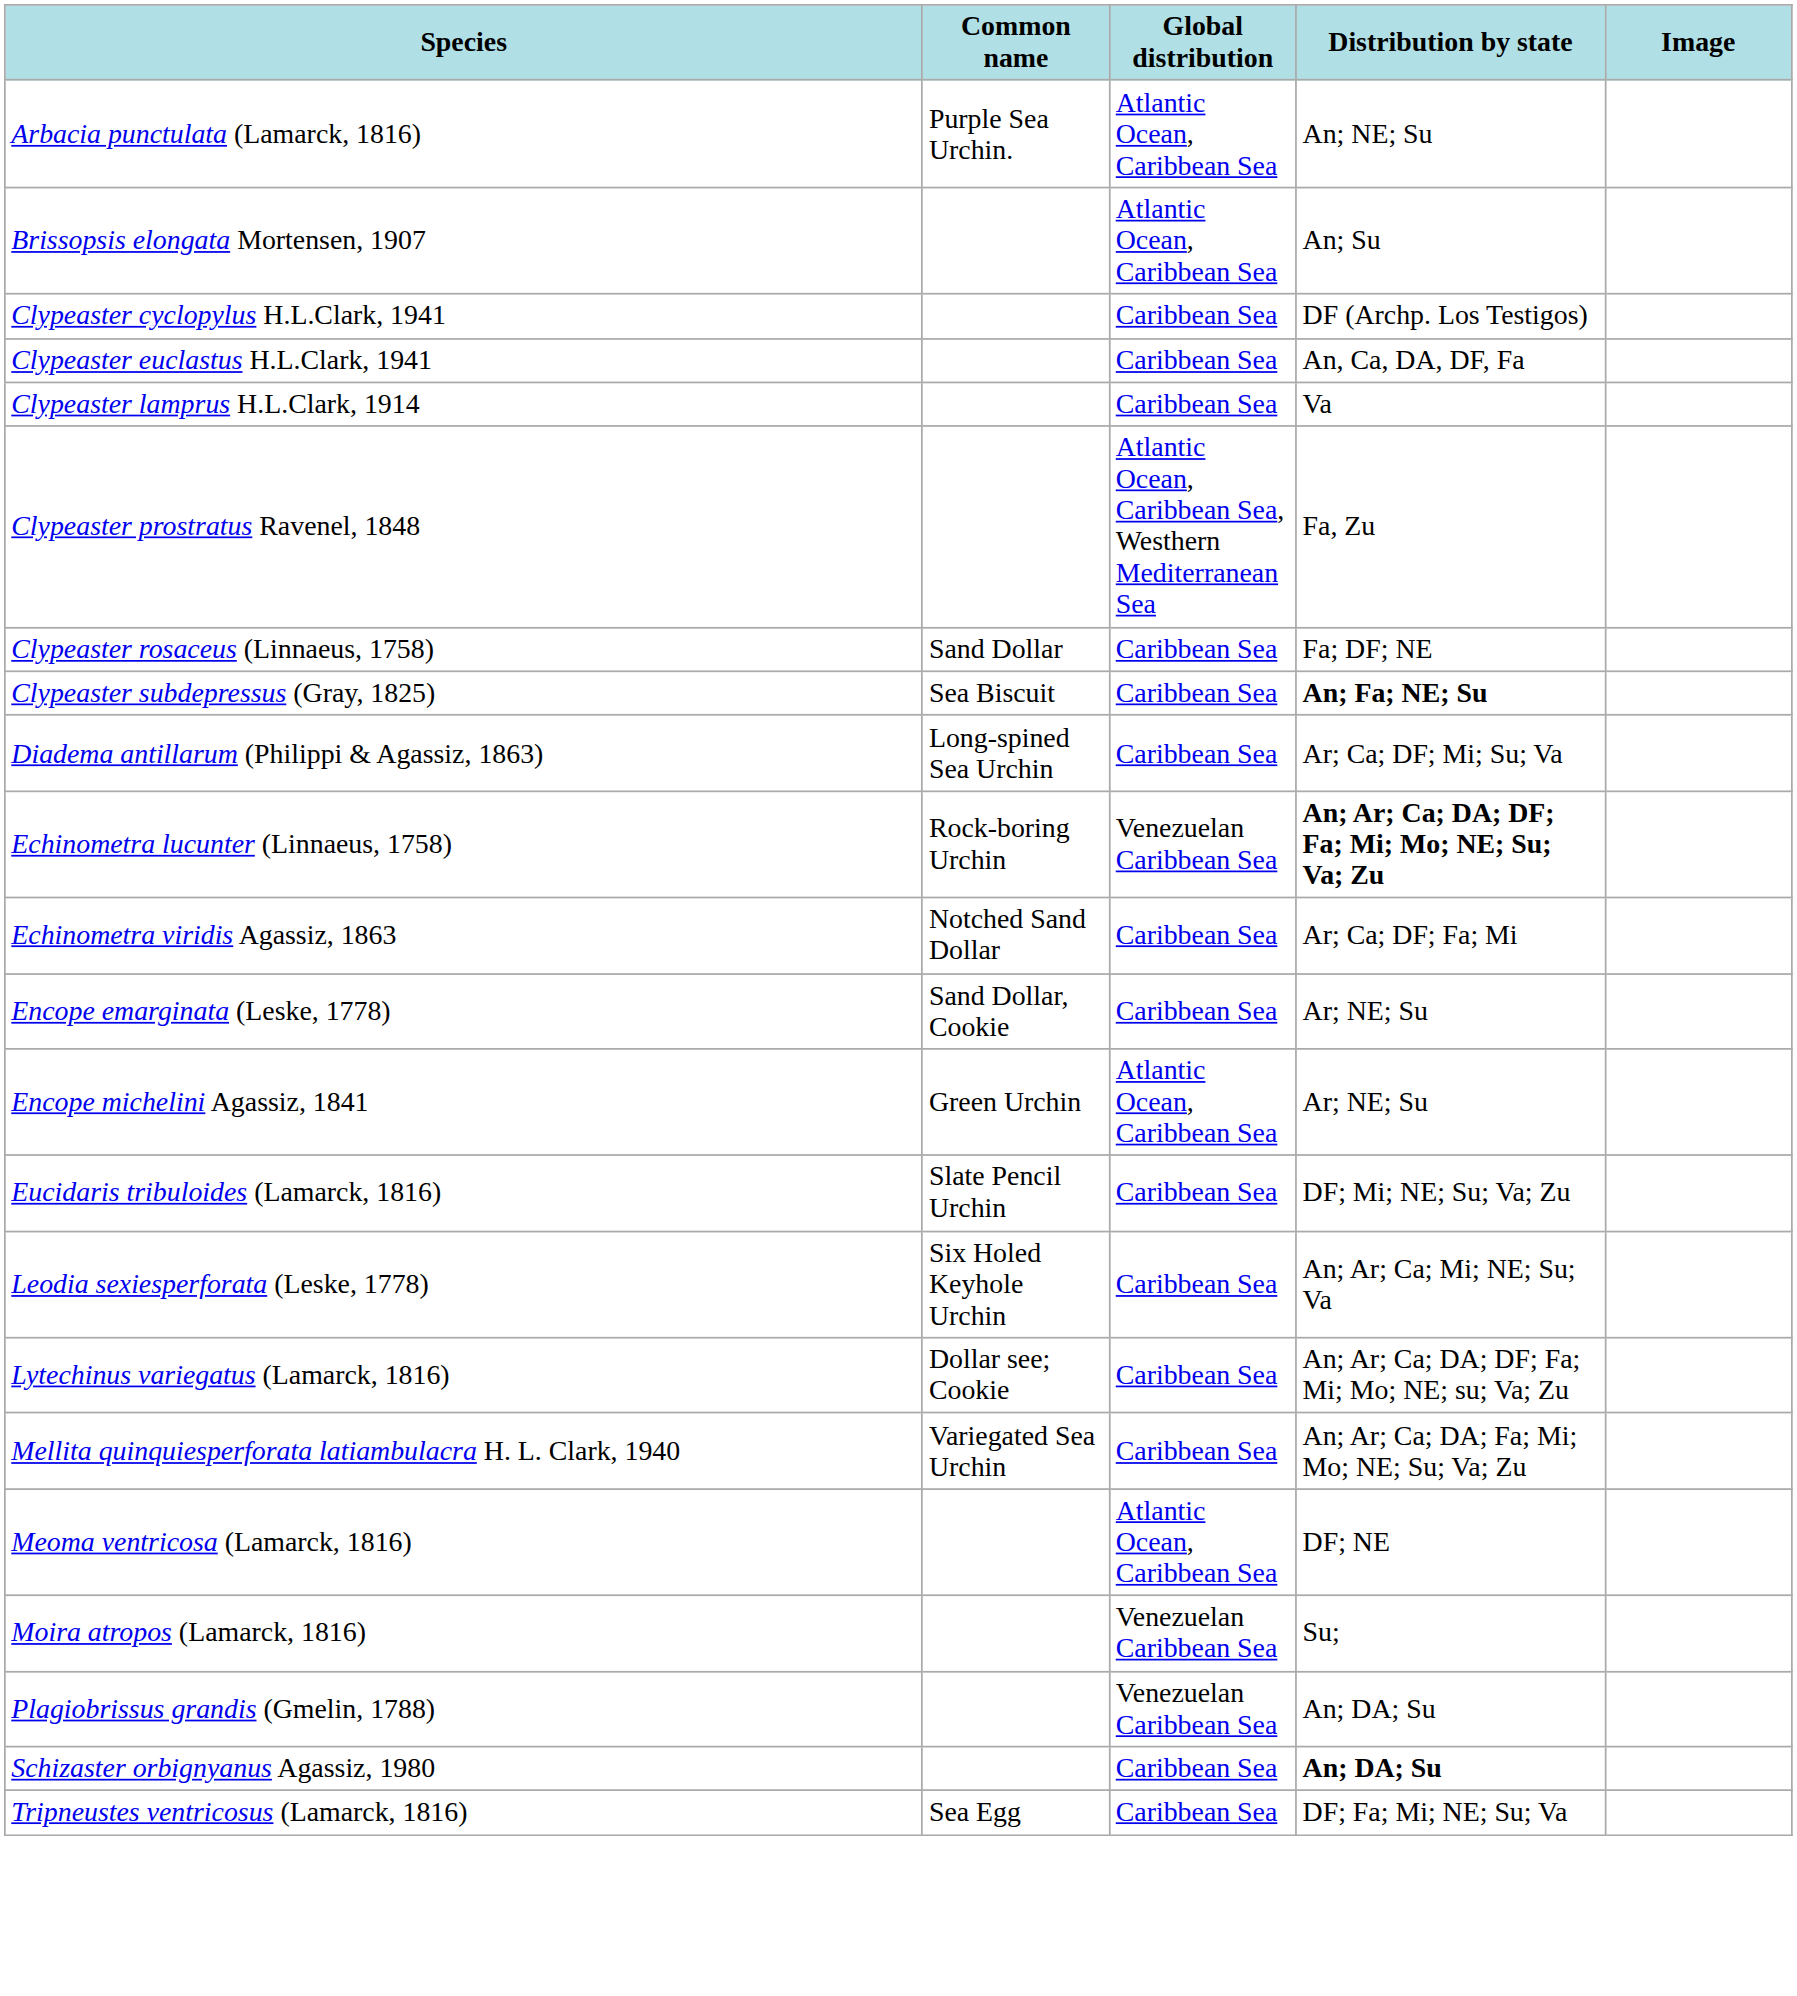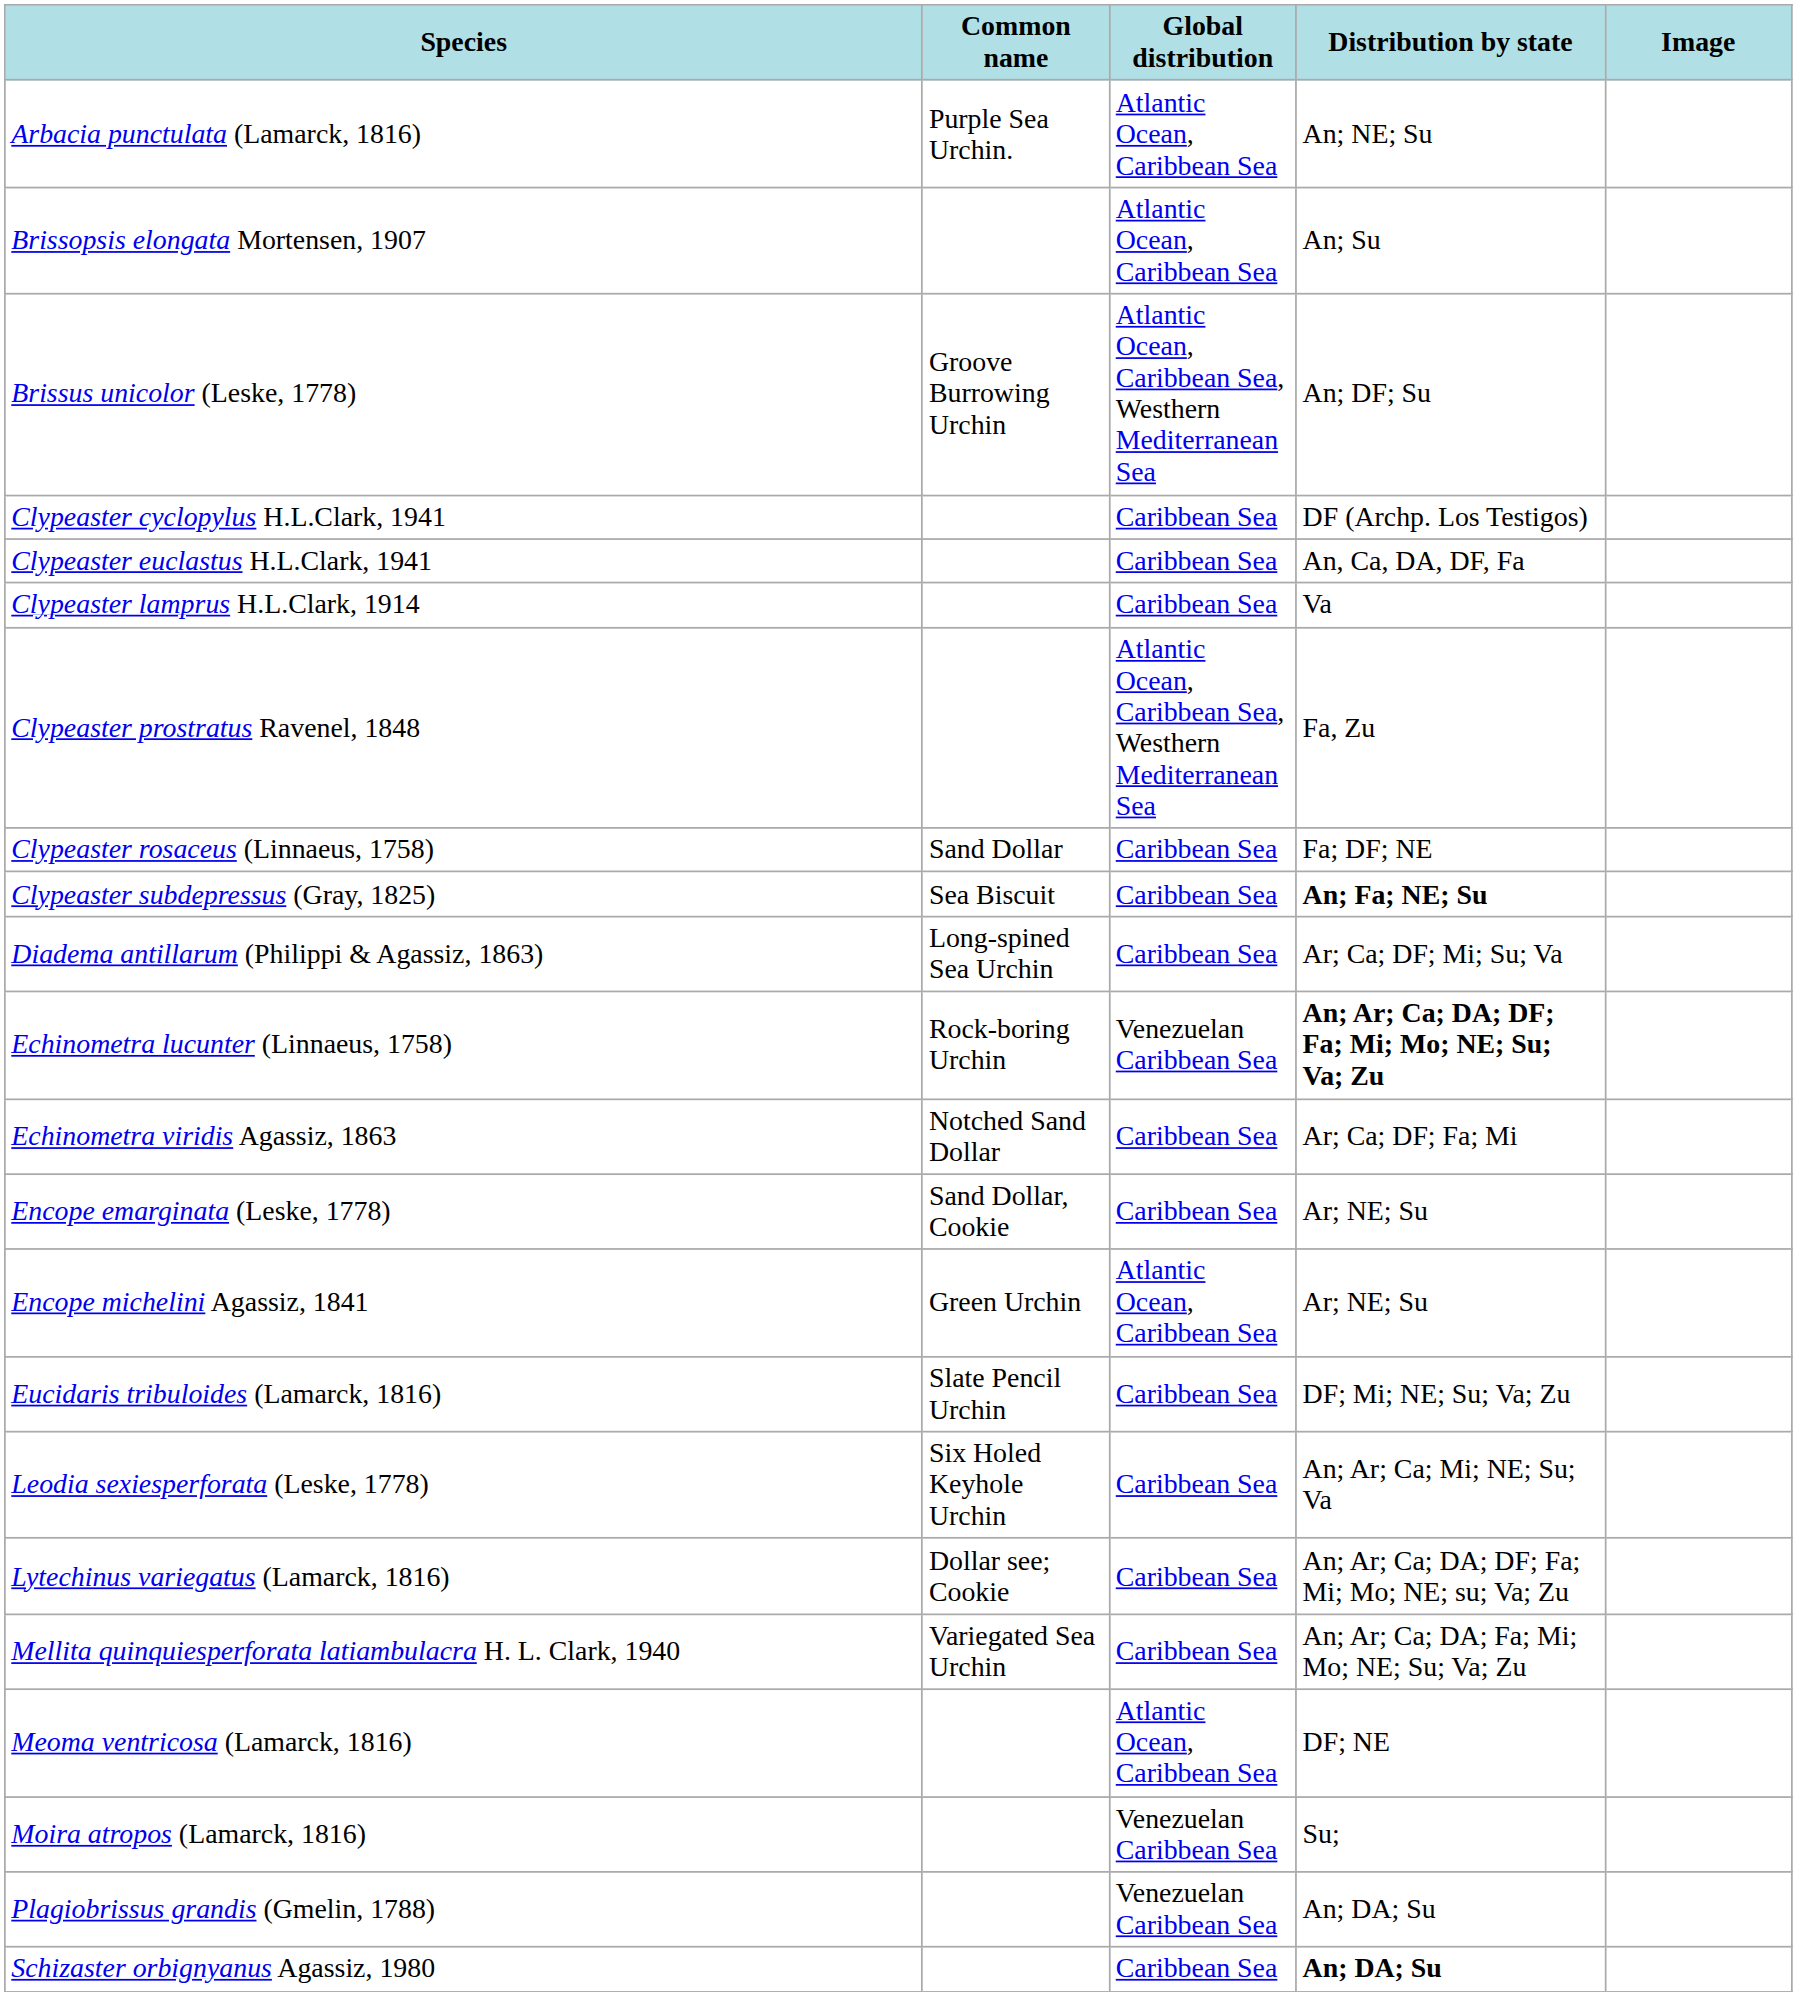+ row: (184, 393)
- row: (239, 1812)
